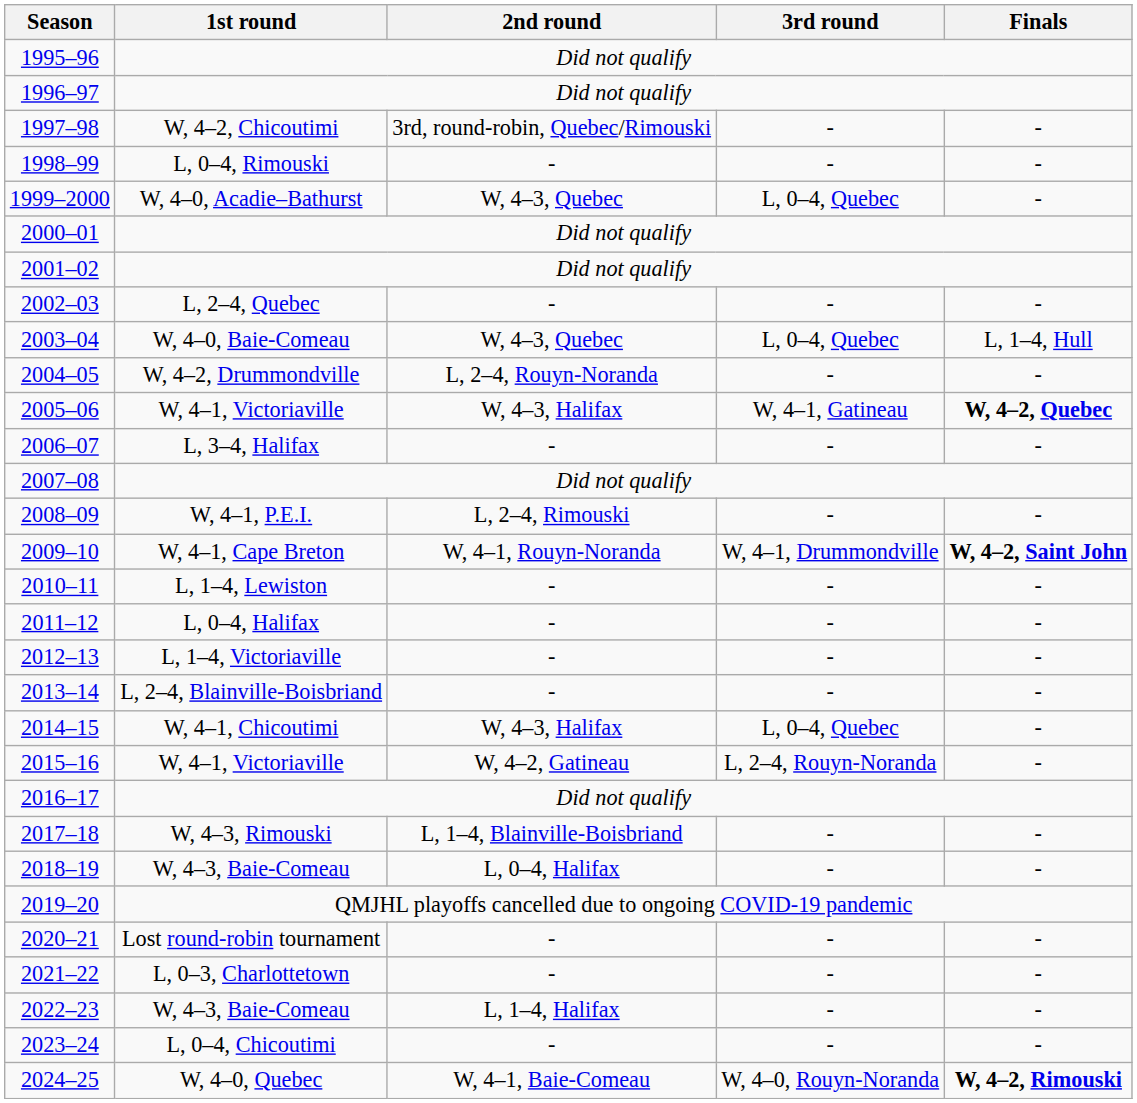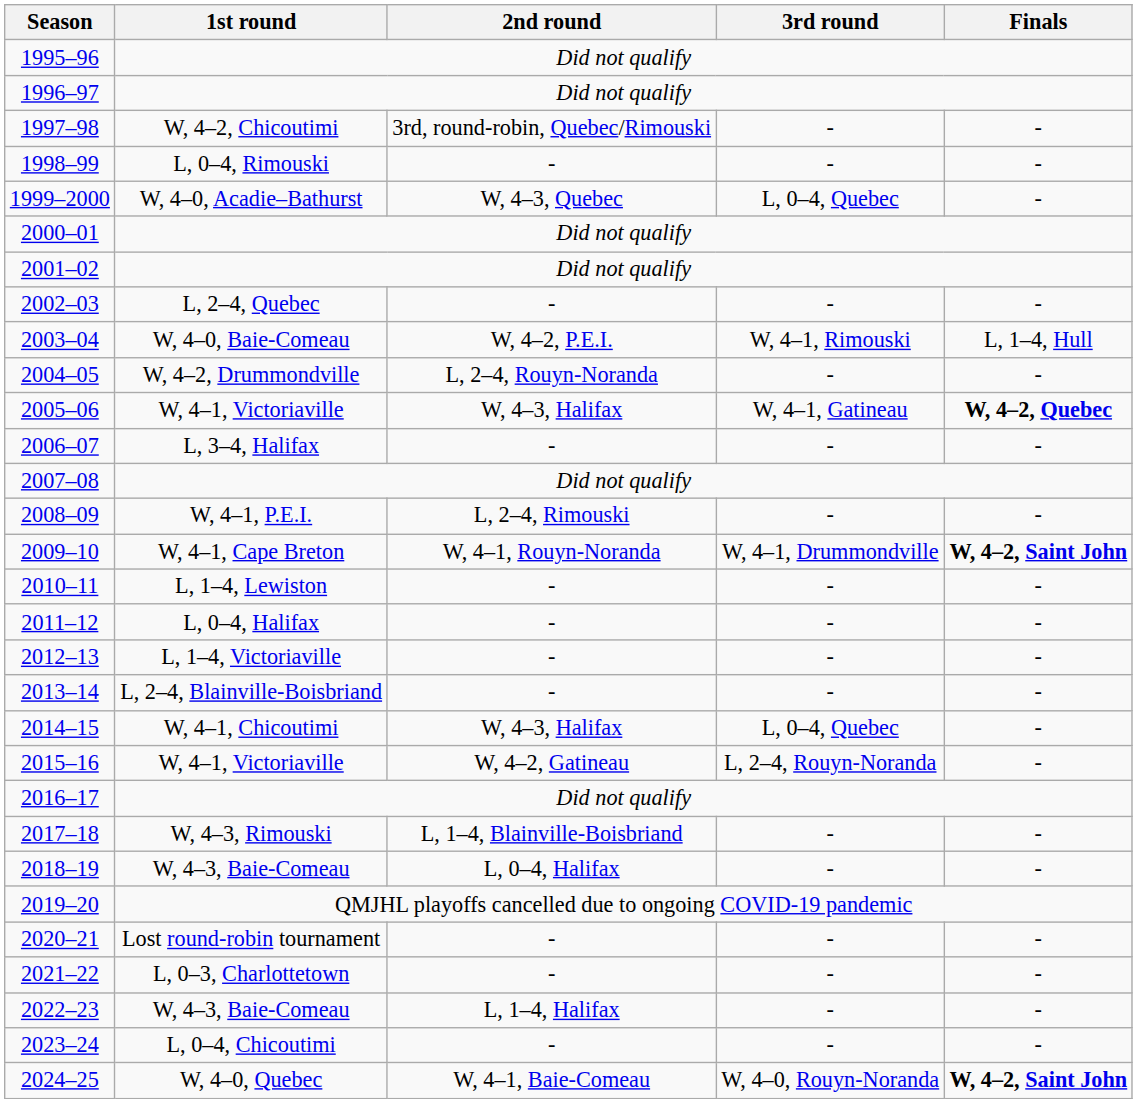(552, 339) W, 4–3, Quebec -> (552, 339) W, 4–2, P.E.I.
(830, 339) L, 0–4, Quebec -> (830, 339) W, 4–1, Rimouski
(1038, 1080) W, 4–2, Rimouski -> (1038, 1080) W, 4–2, Saint John
